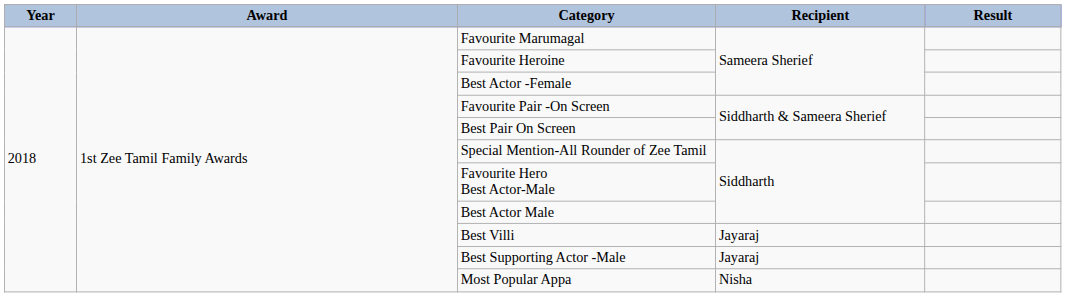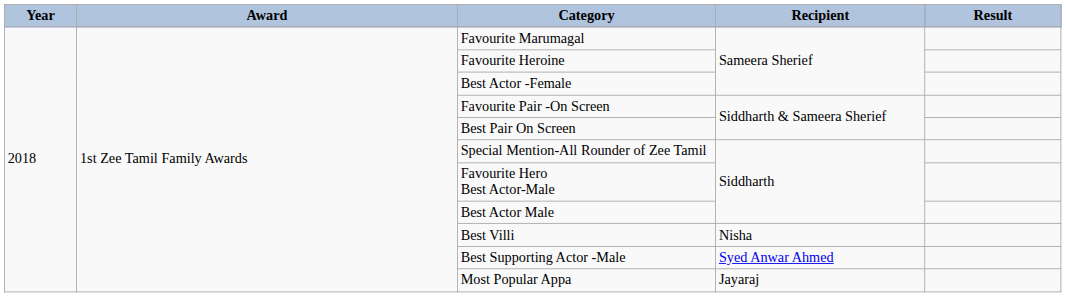(739, 235) Jayaraj -> (736, 235) Nisha
(739, 257) Jayaraj -> (776, 257) Syed Anwar Ahmed
(736, 280) Nisha -> (739, 280) Jayaraj
